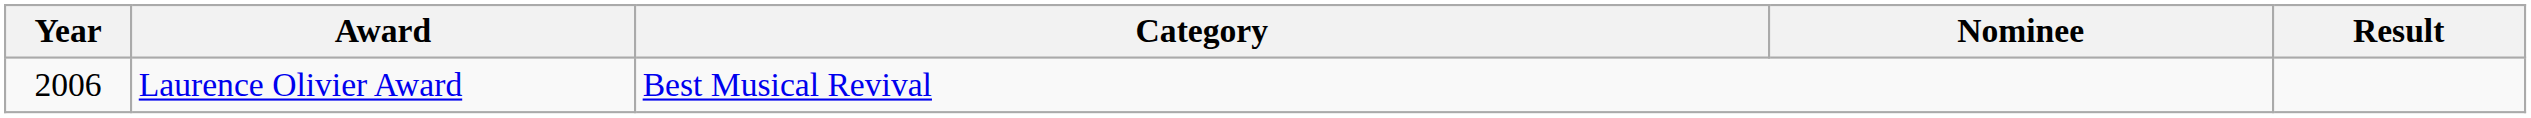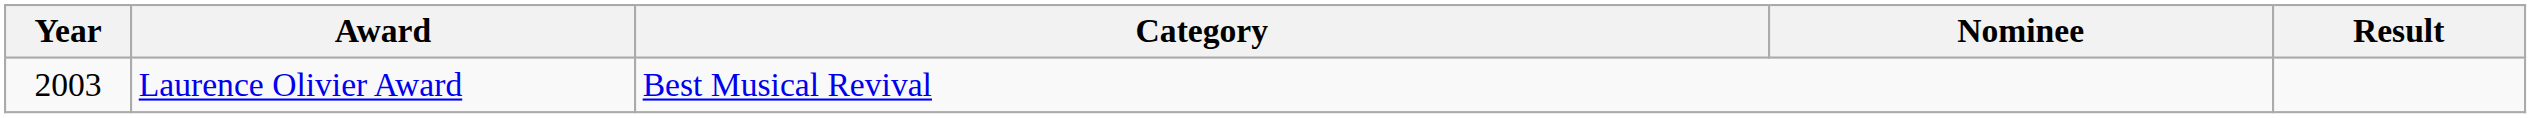(68, 84) 2006 -> (68, 84) 2003
